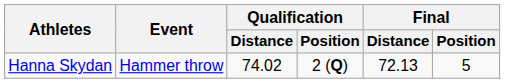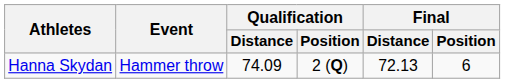(262, 66) 74.02 -> (262, 66) 74.09
(466, 66) 5 -> (466, 66) 6
